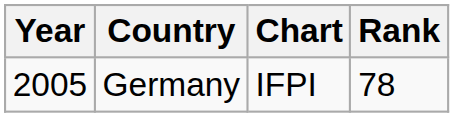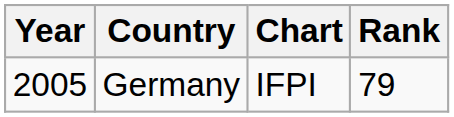(377, 84) 78 -> (377, 84) 79
